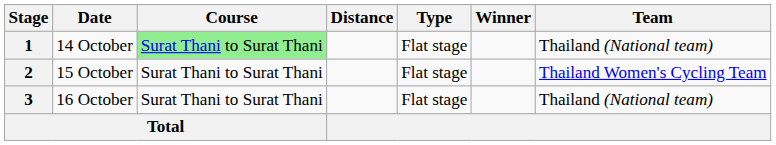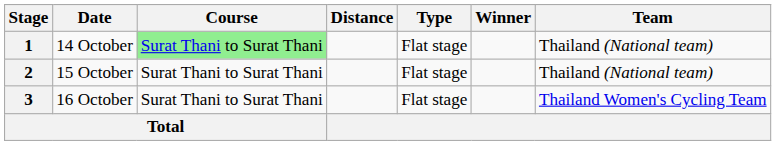(653, 72) Thailand Women's Cycling Team -> (626, 72) Thailand (National team)
(626, 99) Thailand (National team) -> (653, 99) Thailand Women's Cycling Team
